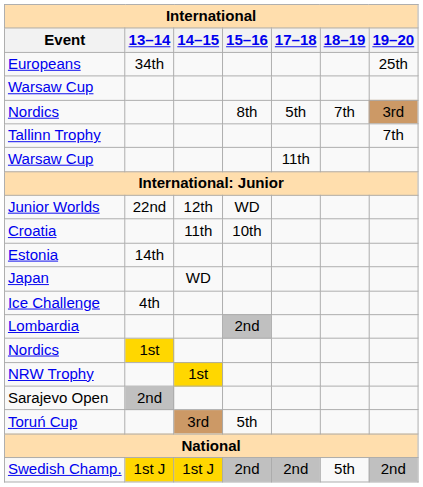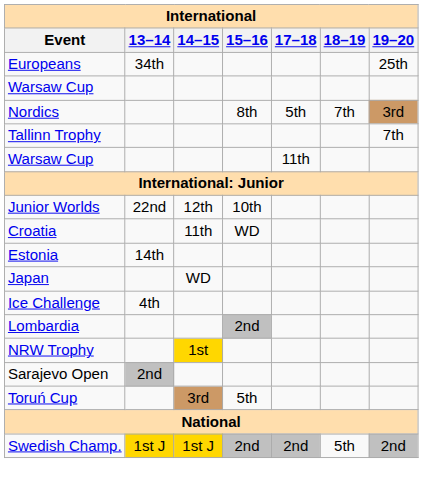(247, 207) WD -> (247, 207) 10th
(247, 231) 10th -> (247, 231) WD
- row: (33, 350)
